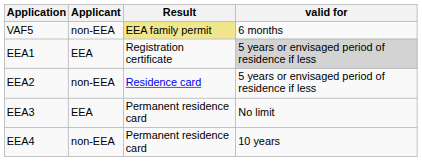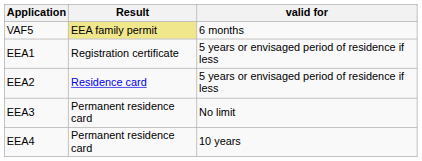- column: (96, 13)
(311, 53) lightgrey background -> (302, 53) no background
